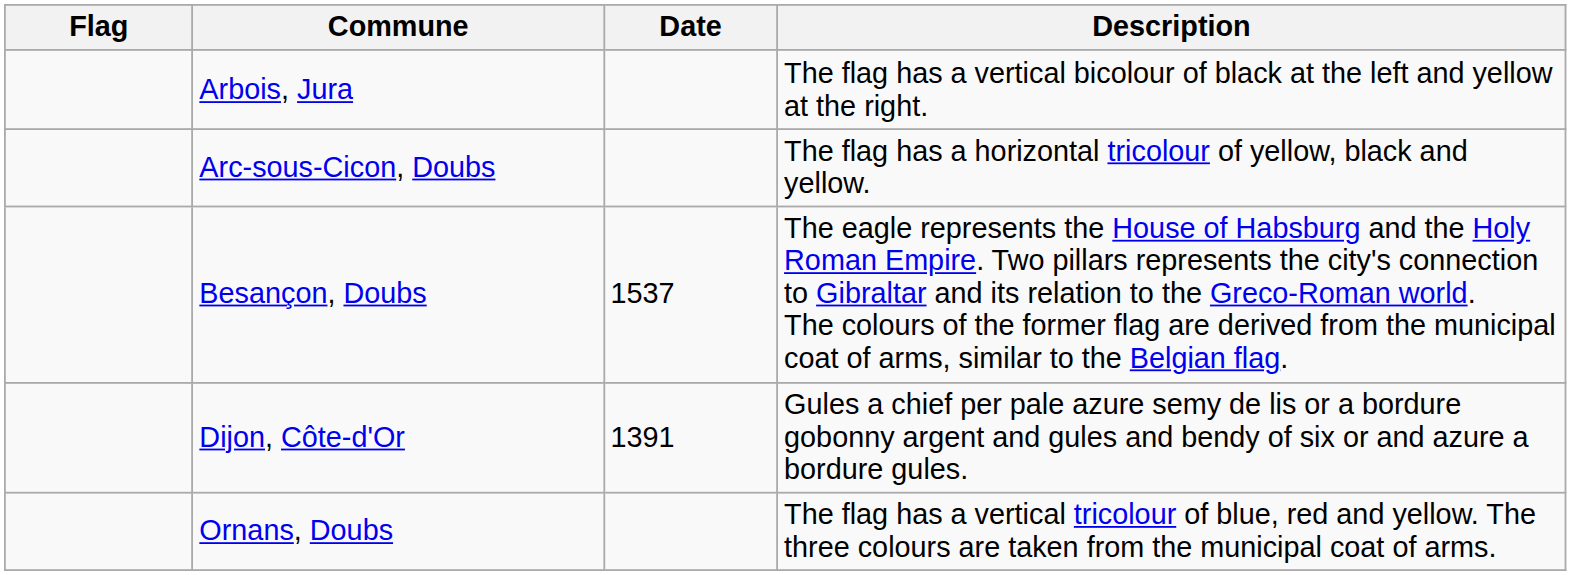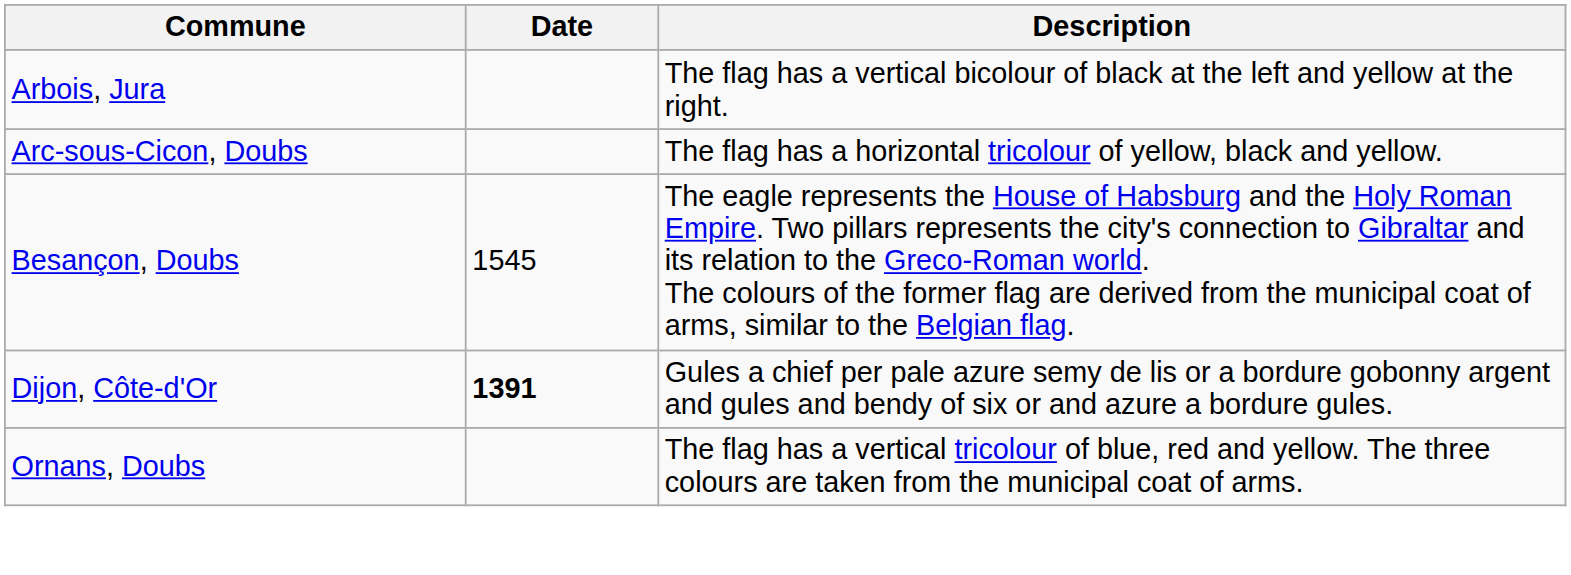- column: (99, 27)
(642, 293) 1537 -> (504, 261) 1545
(642, 436) normal -> (504, 388) bold
